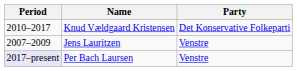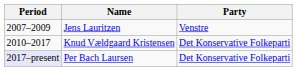rows swapped: (92, 43) <-> (119, 27)
(194, 58) Venstre -> (235, 58) Det Konservative Folkeparti
